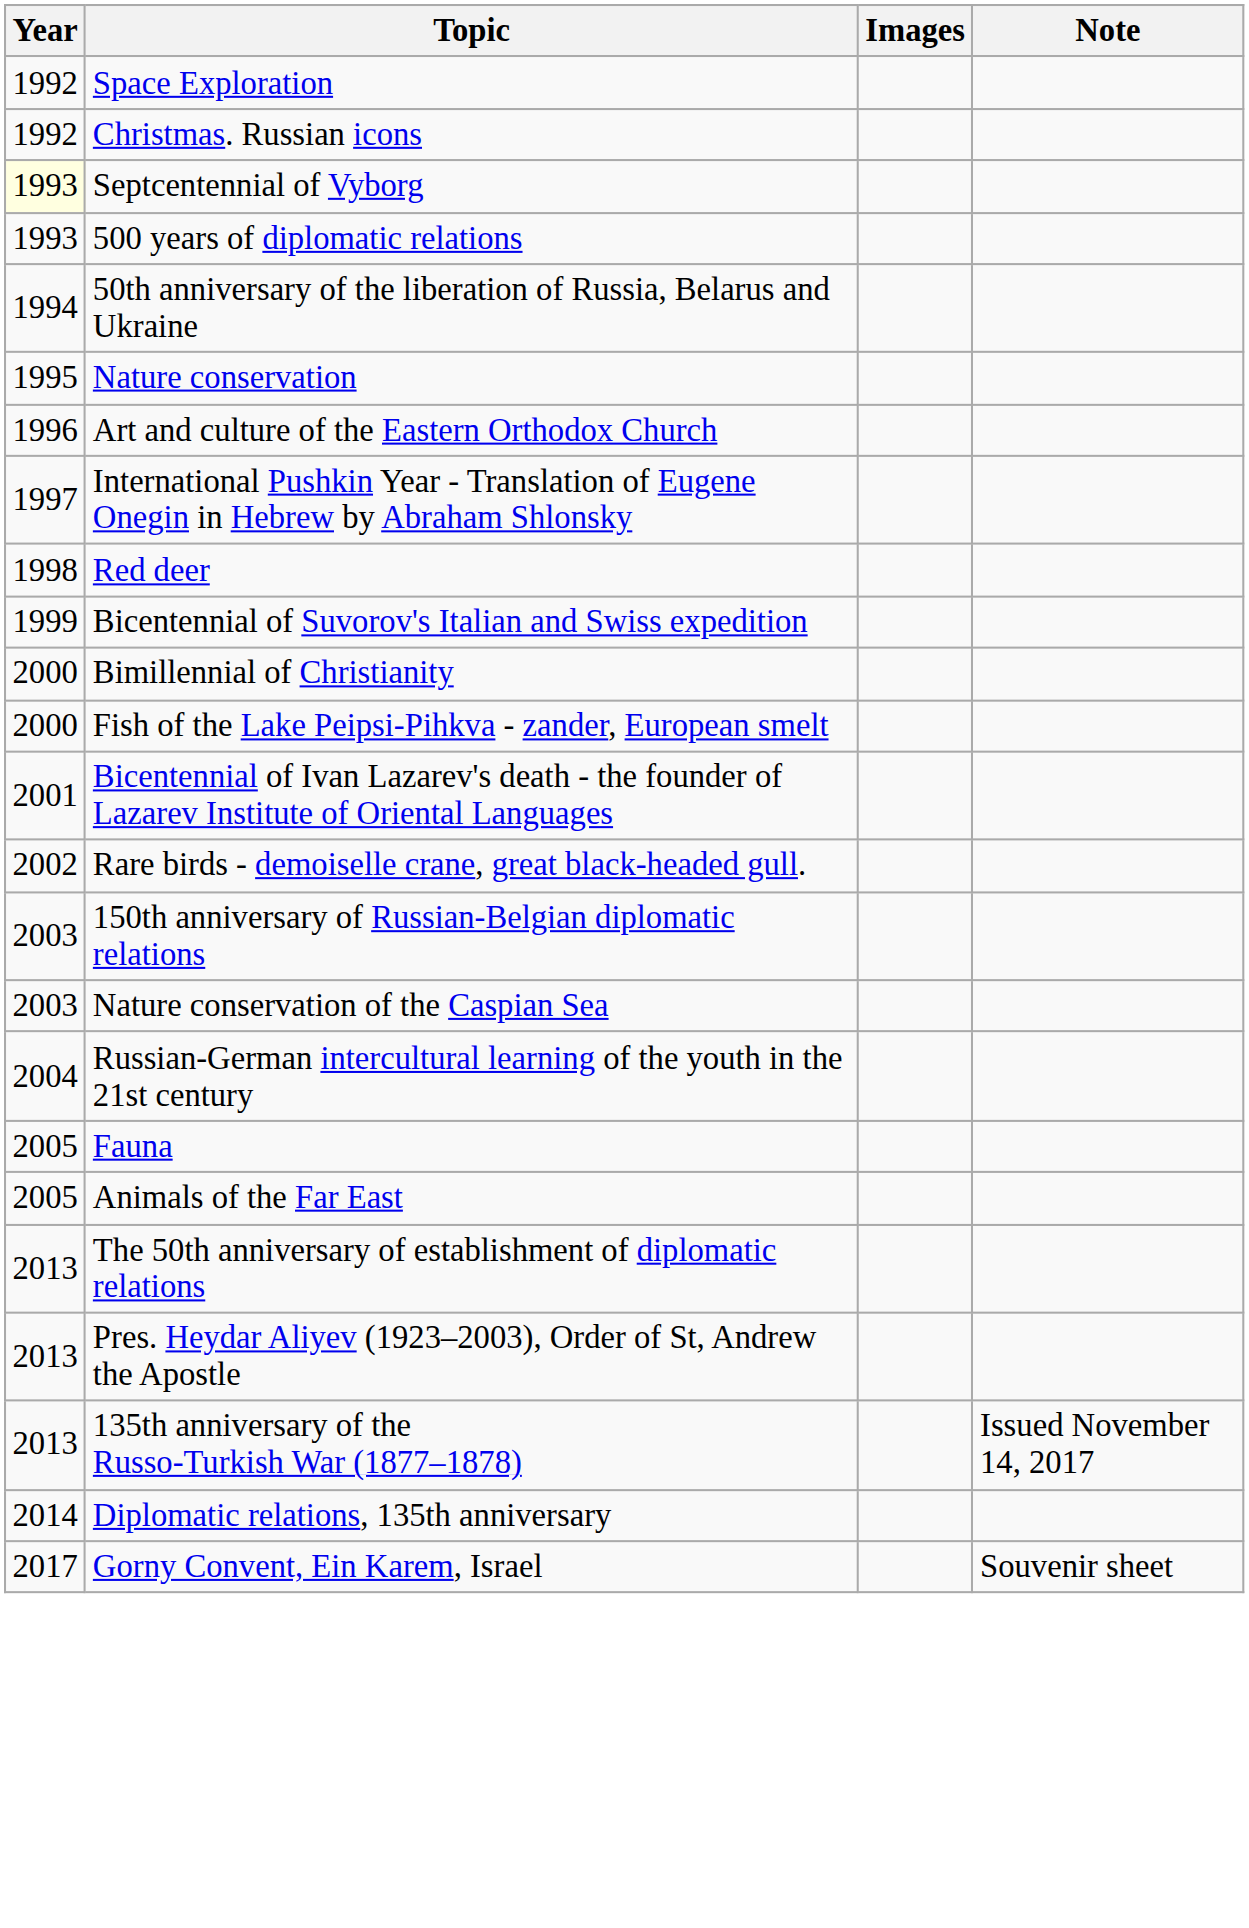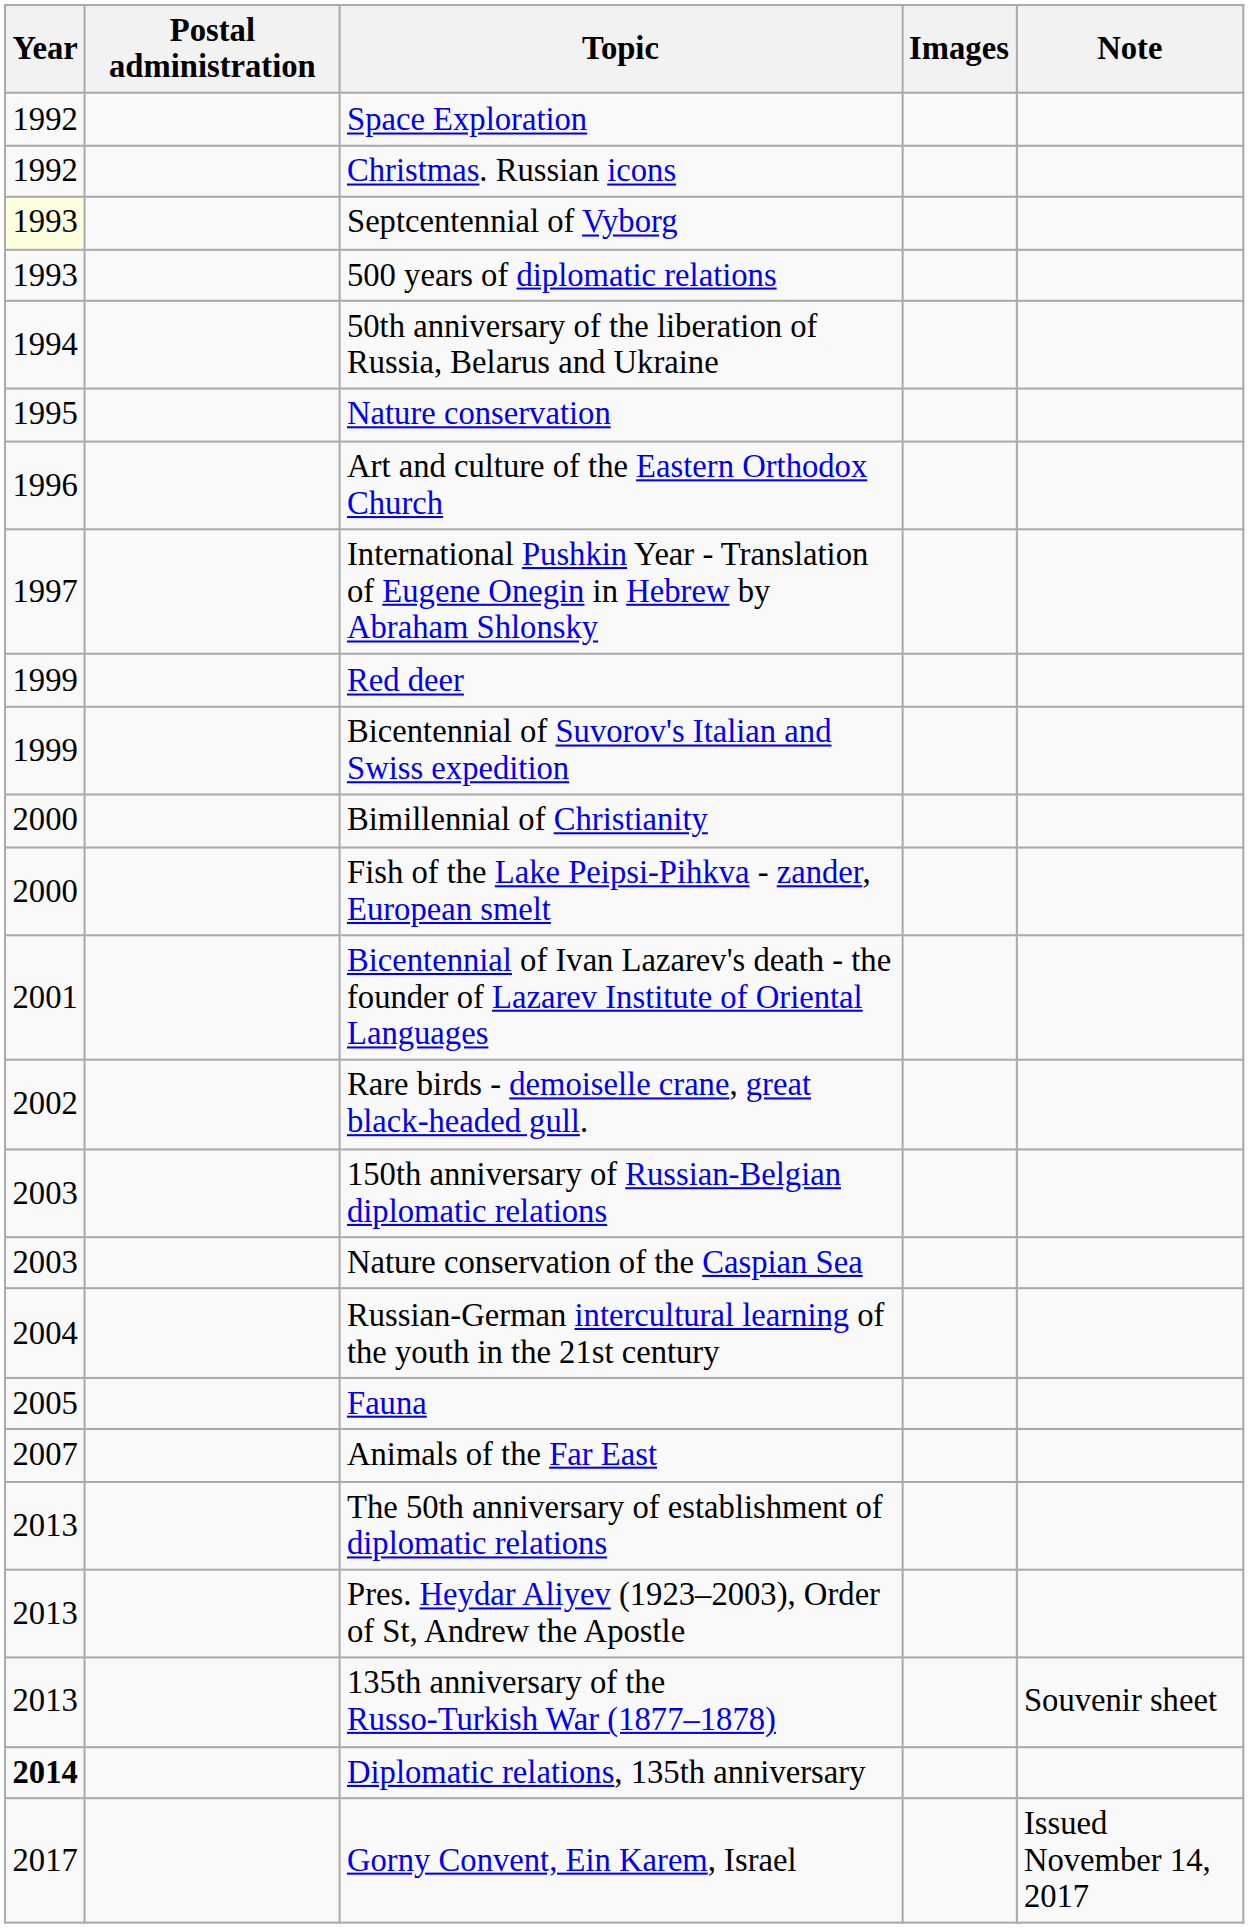+ column: (212, 48)
(45, 569) 1998 -> (45, 679) 1999
(45, 1197) 2005 -> (45, 1454) 2007
(1095, 1444) Issued November 14, 2017 -> (1120, 1701) Souvenir sheet
(45, 1514) normal -> (45, 1771) bold
(1077, 1566) Souvenir sheet -> (1117, 1860) Issued November 14, 2017
